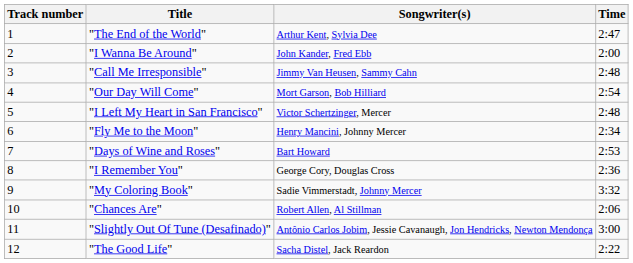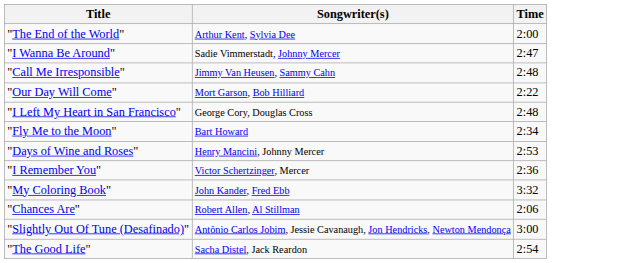- column: (45, 14)
(609, 33) 2:47 -> (528, 33) 2:00
(324, 54) John Kander, Fred Ebb -> (267, 54) Sadie Vimmerstadt, Johnny Mercer
(609, 53) 2:00 -> (528, 53) 2:47
(609, 92) 2:54 -> (528, 92) 2:22
(334, 112) Victor Schertzinger, Mercer -> (254, 112) George Cory, Douglas Cross
(341, 132) Henry Mancini, Johnny Mercer -> (221, 132) Bart Howard
(303, 151) Bart Howard -> (259, 151) Henry Mancini, Johnny Mercer
(335, 171) George Cory, Douglas Cross -> (252, 171) Victor Schertzinger, Mercer
(349, 190) Sadie Vimmerstadt, Johnny Mercer -> (242, 190) John Kander, Fred Ebb
(609, 248) 2:22 -> (528, 248) 2:54
